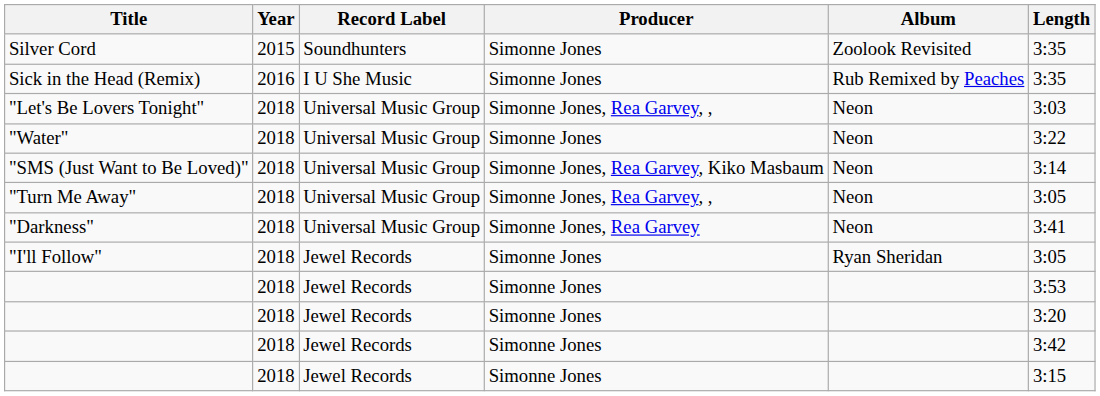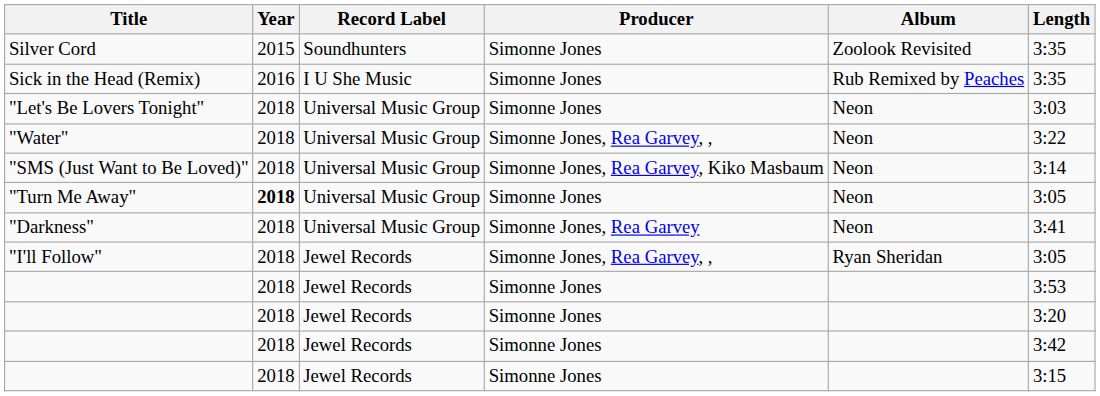(601, 108) Simonne Jones, Rea Garvey, , -> (545, 108) Simonne Jones
(545, 138) Simonne Jones -> (601, 138) Simonne Jones, Rea Garvey, ,
(276, 197) normal -> (276, 197) bold
(601, 197) Simonne Jones, Rea Garvey, , -> (545, 197) Simonne Jones
(545, 256) Simonne Jones -> (601, 256) Simonne Jones, Rea Garvey, ,
